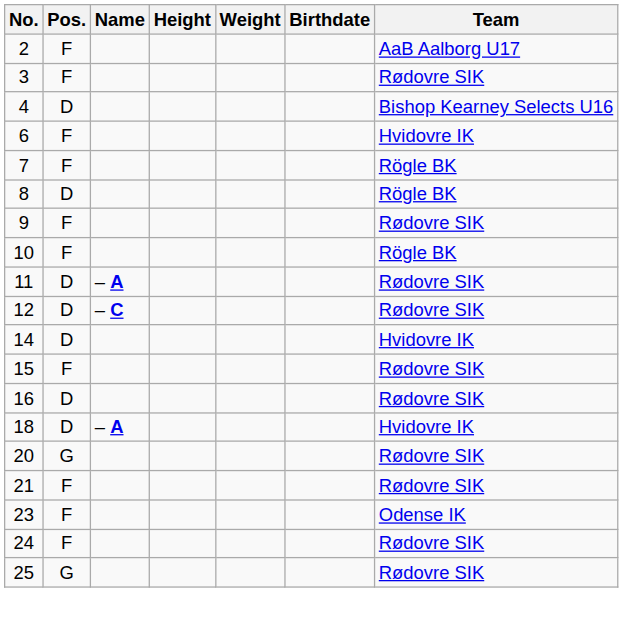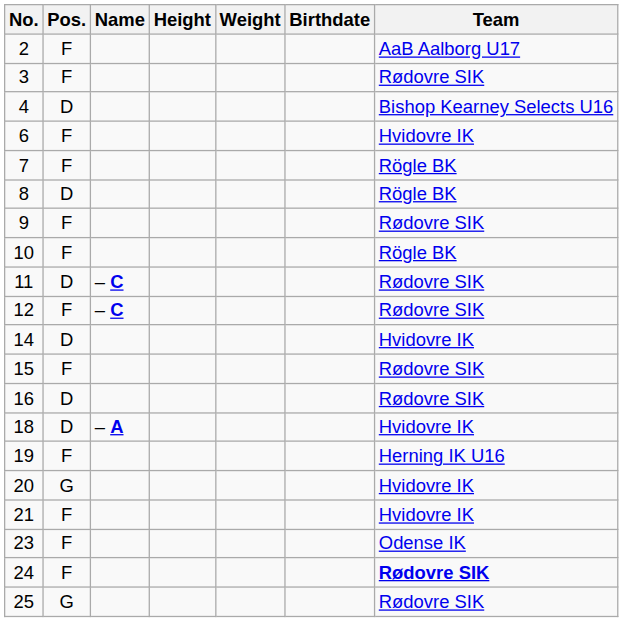(109, 282) – A -> (109, 282) – C
(67, 311) D -> (67, 311) F
+ row: (24, 456)
(432, 456) Rødovre SIK -> (426, 486) Hvidovre IK
(432, 486) Rødovre SIK -> (426, 515) Hvidovre IK
(432, 544) normal -> (434, 573) bold
